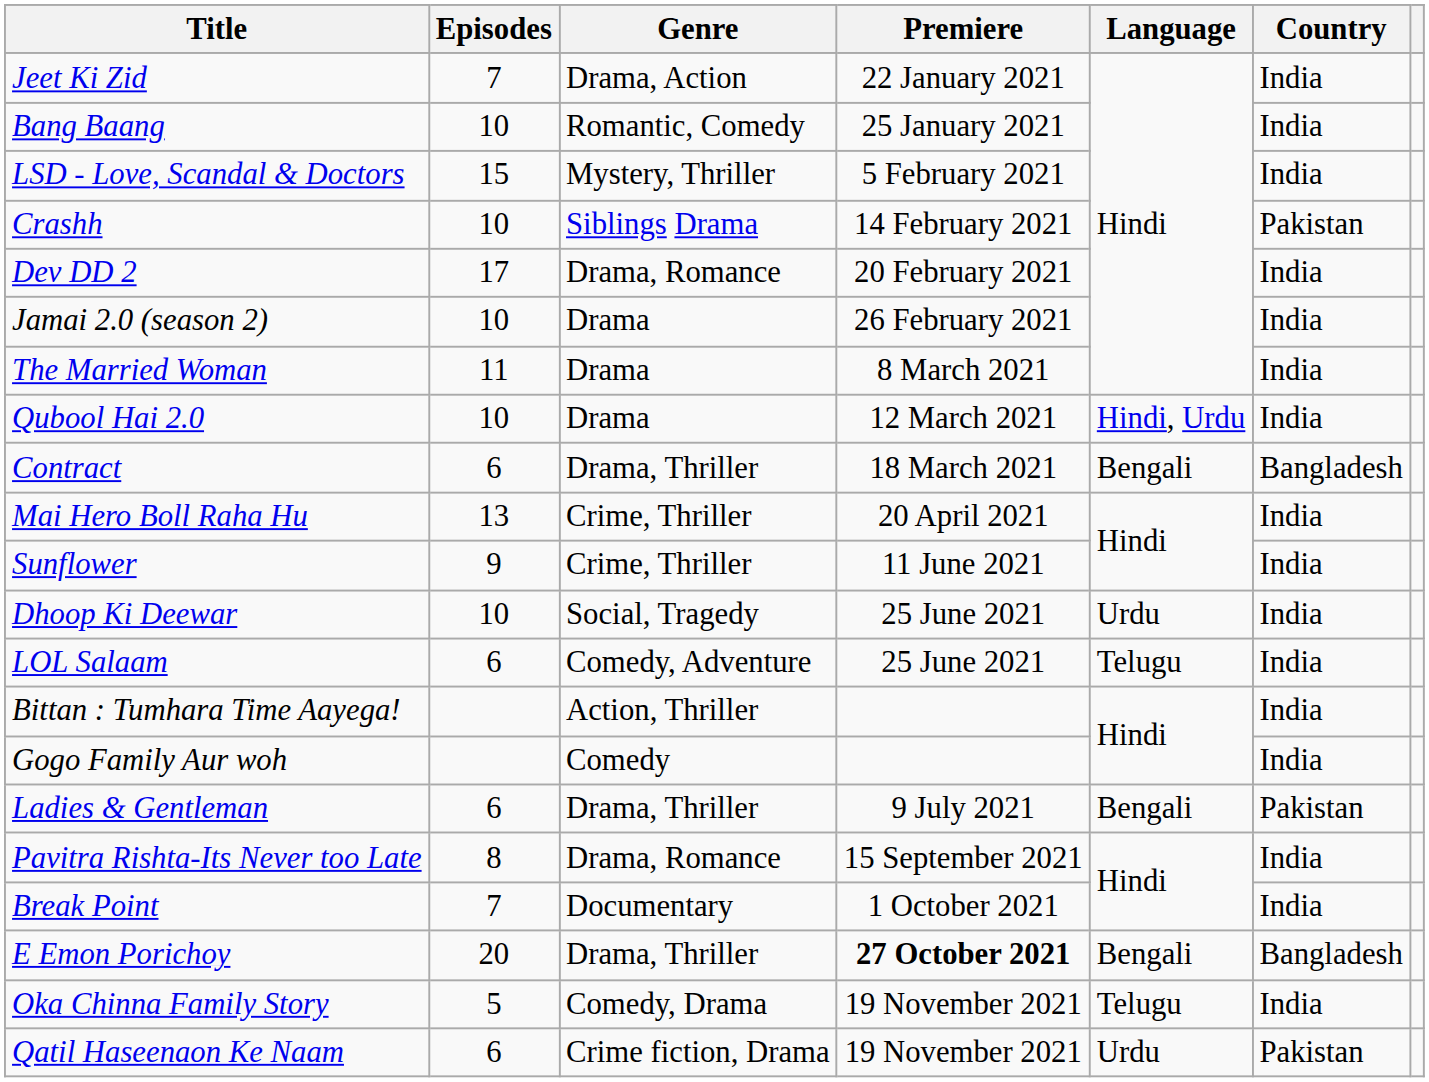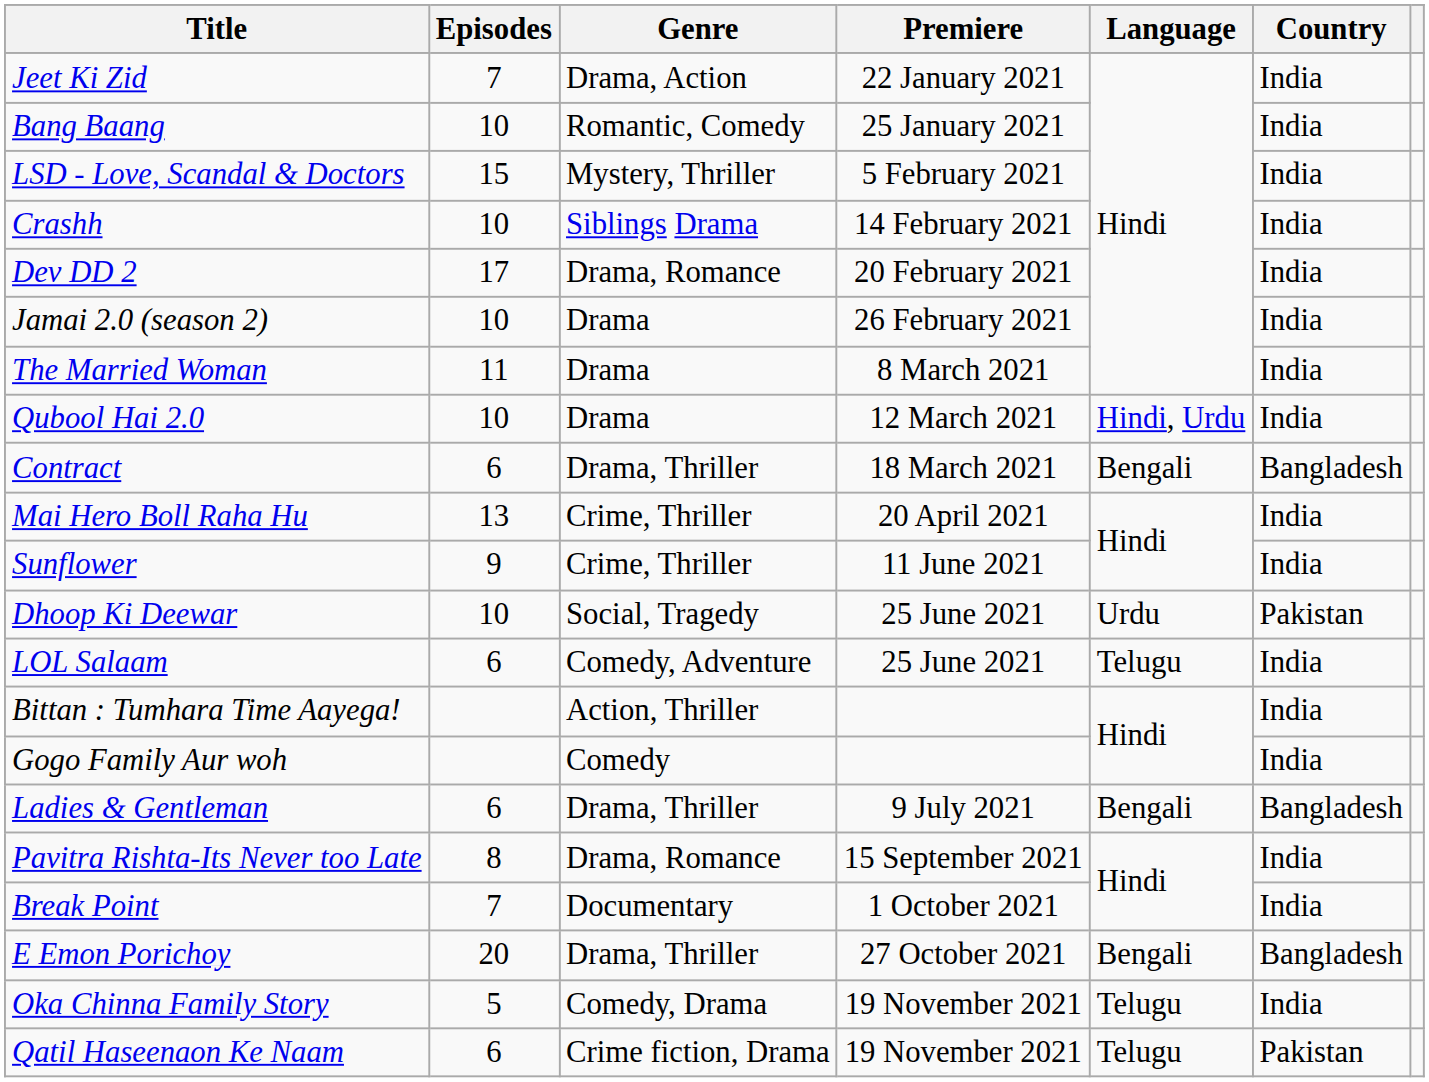(1312, 223) Pakistan -> (1291, 223) India
(1291, 613) India -> (1312, 613) Pakistan
(1312, 808) Pakistan -> (1331, 808) Bangladesh
(963, 954) bold -> (963, 954) normal
(1128, 1051) Urdu -> (1139, 1051) Telugu
